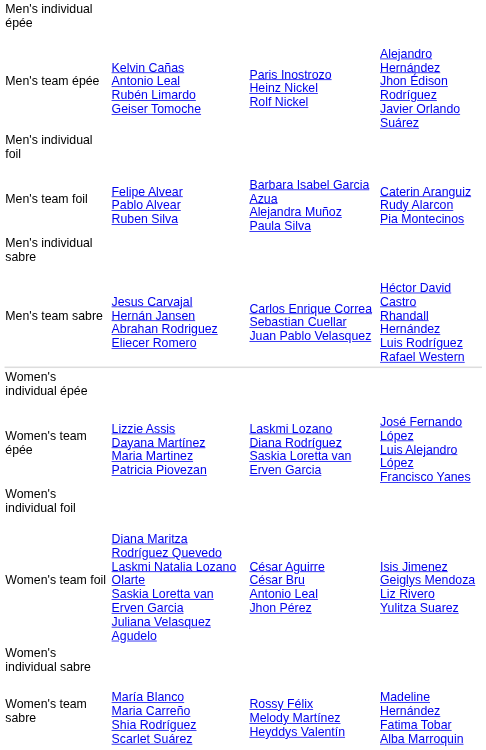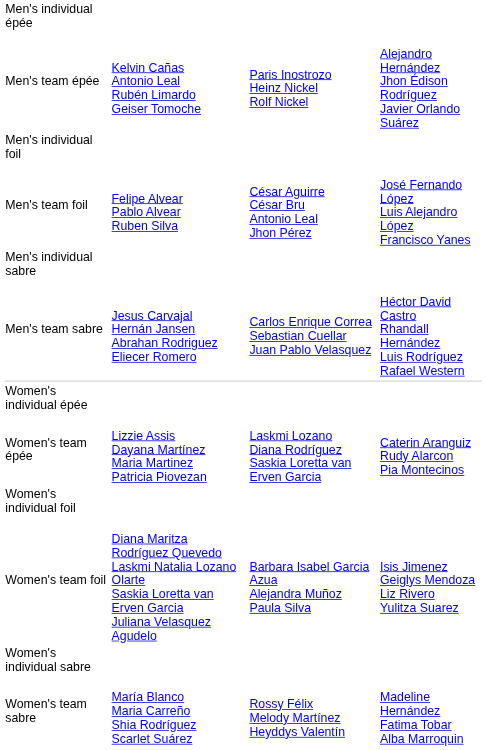(309, 205) Barbara Isabel Garcia Azua Alejandra Muñoz Paula Silva -> (287, 212) César Aguirre César Bru Antonio Leal Jhon Pérez
(426, 205) Caterin Aranguiz Rudy Alarcon Pia Montecinos -> (425, 212) José Fernando López Luis Alejandro López Francisco Yanes
(425, 449) José Fernando López Luis Alejandro López Francisco Yanes -> (426, 456) Caterin Aranguiz Rudy Alarcon Pia Montecinos
(287, 587) César Aguirre César Bru Antonio Leal Jhon Pérez -> (309, 587) Barbara Isabel Garcia Azua Alejandra Muñoz Paula Silva
